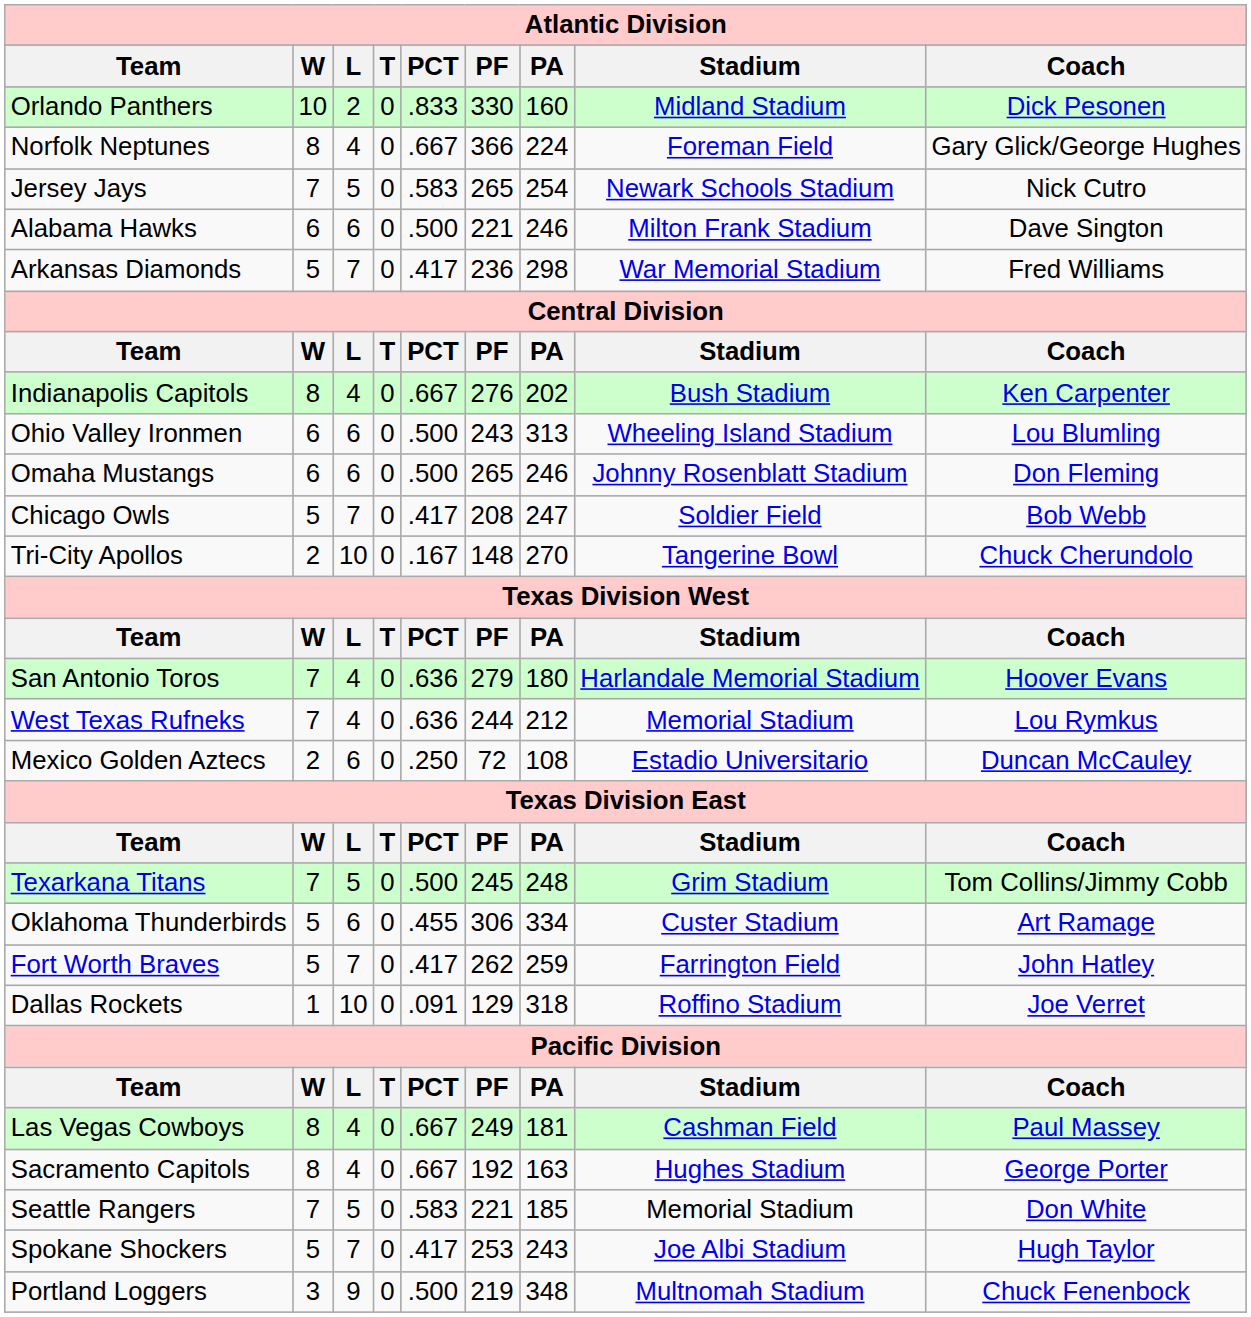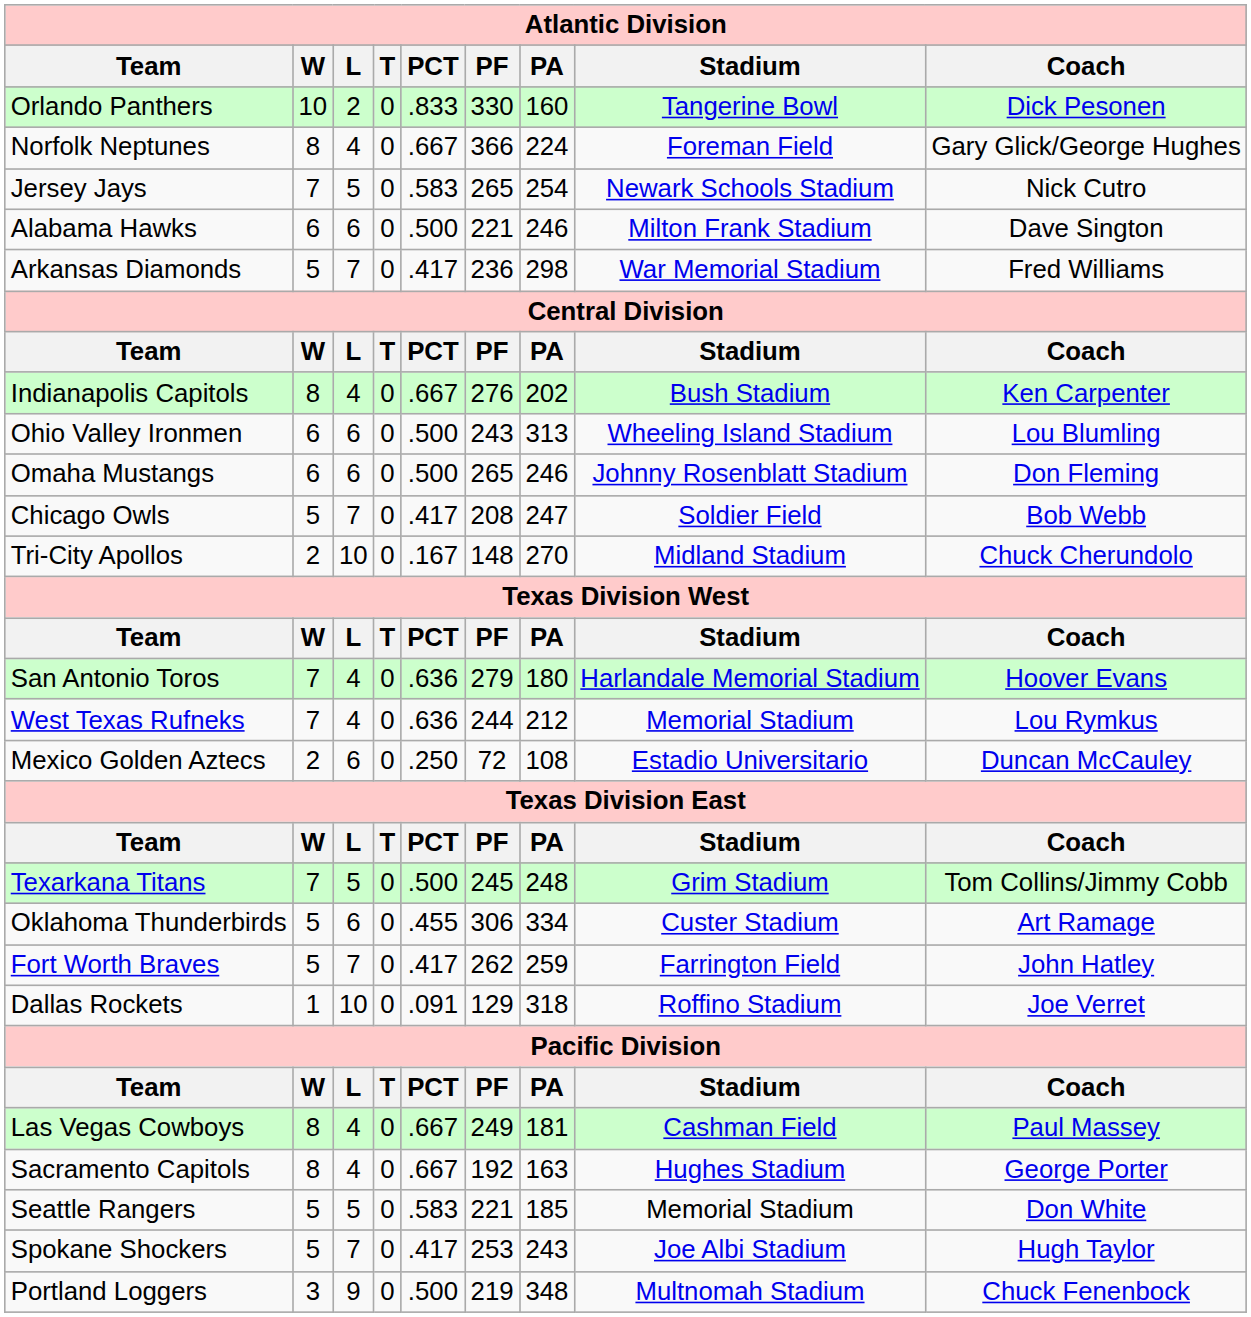(750, 106) Midland Stadium -> (750, 106) Tangerine Bowl
(750, 556) Tangerine Bowl -> (750, 556) Midland Stadium
(313, 1209) 7 -> (313, 1209) 5
